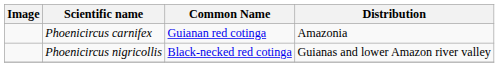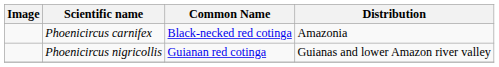(217, 33) Guianan red cotinga -> (230, 33) Black-necked red cotinga
(230, 52) Black-necked red cotinga -> (217, 52) Guianan red cotinga
